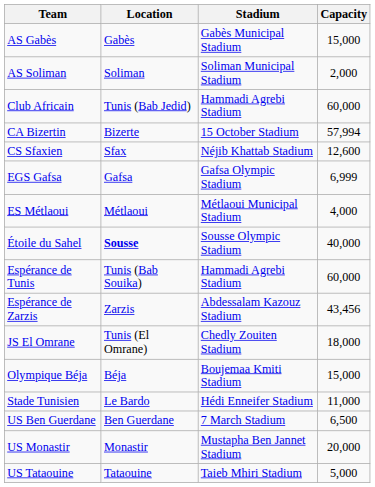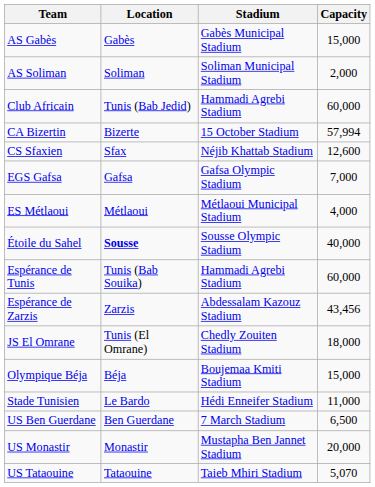(344, 177) 6,999 -> (344, 177) 7,000
(344, 473) 5,000 -> (344, 473) 5,070
